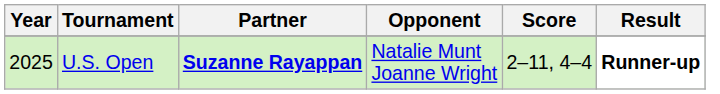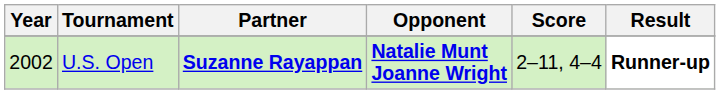(31, 62) 2025 -> (31, 62) 2002
(434, 62) normal -> (439, 62) bold
